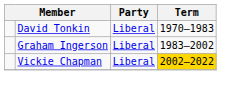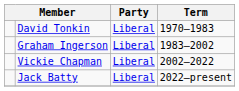(187, 61) gold background -> (187, 61) no background
+ row: (48, 78)
